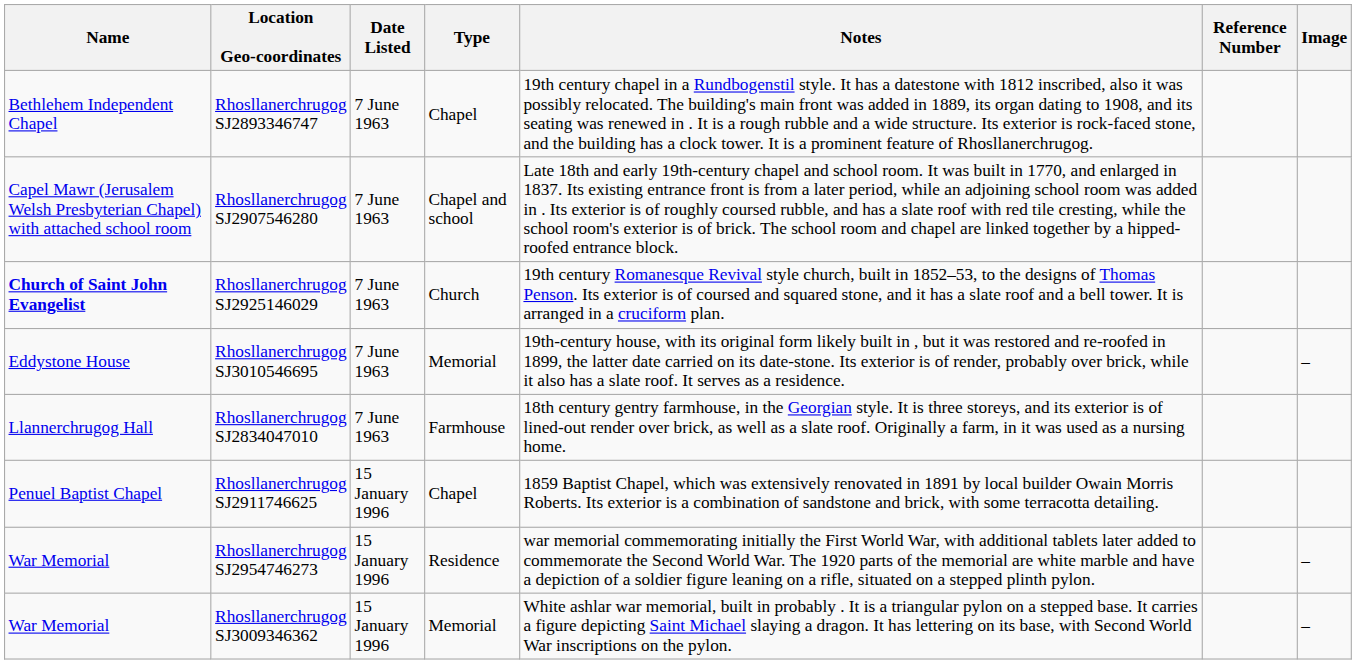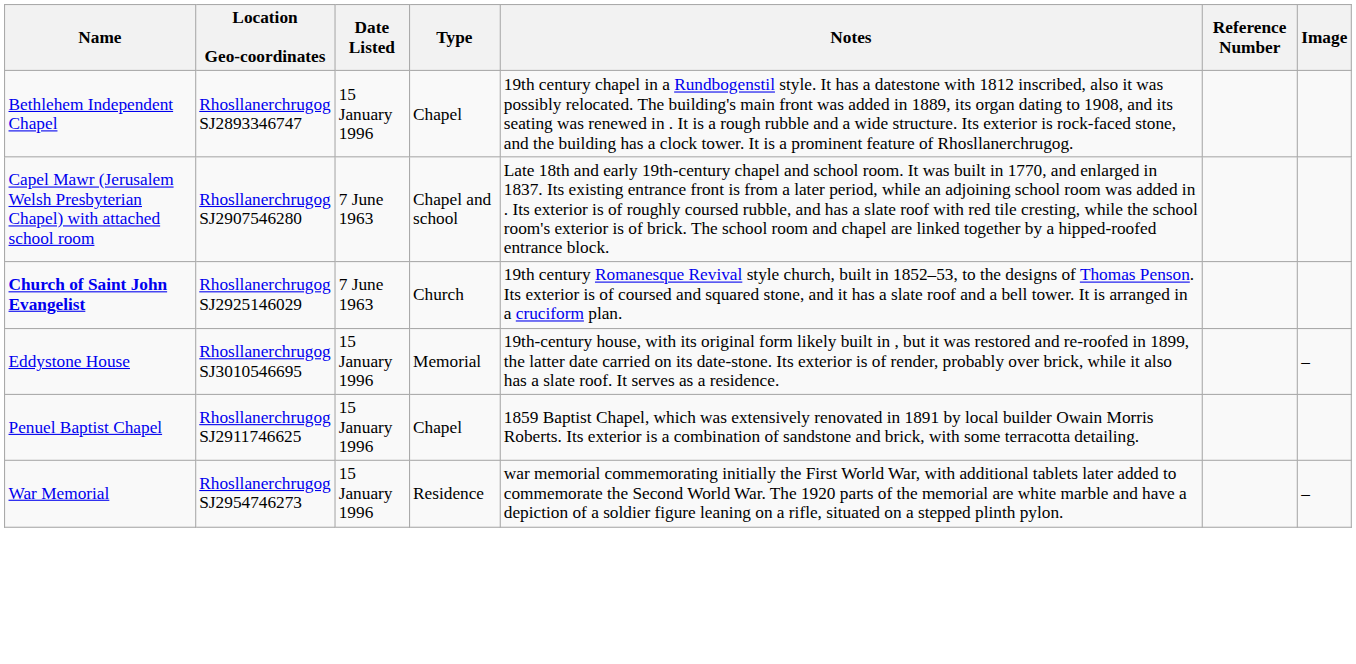(377, 113) 7 June 1963 -> (366, 113) 15 January 1996
(377, 361) 7 June 1963 -> (366, 361) 15 January 1996
- row: (281, 427)
- row: (281, 626)
